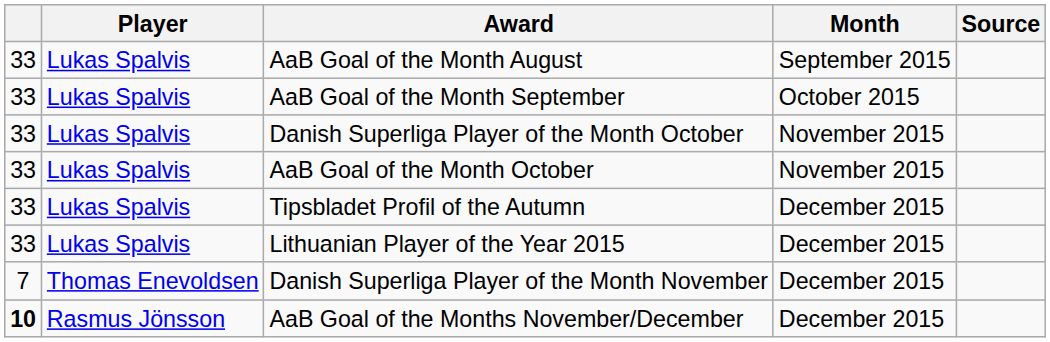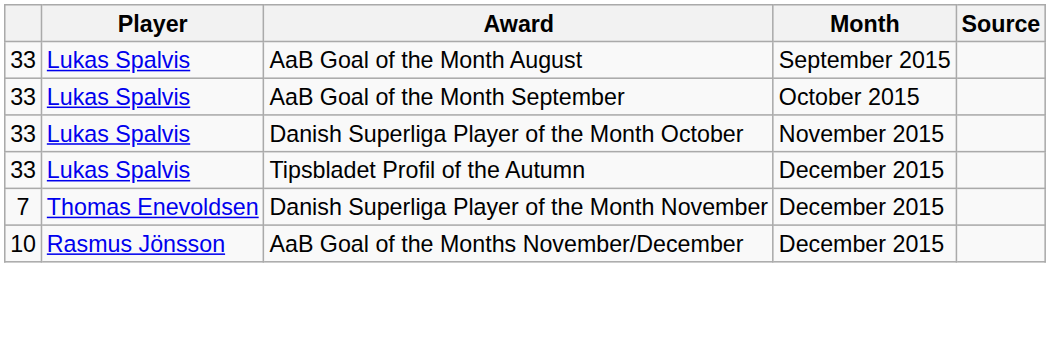- row: (432, 171)
- row: (447, 244)
(23, 318) bold -> (23, 244) normal
